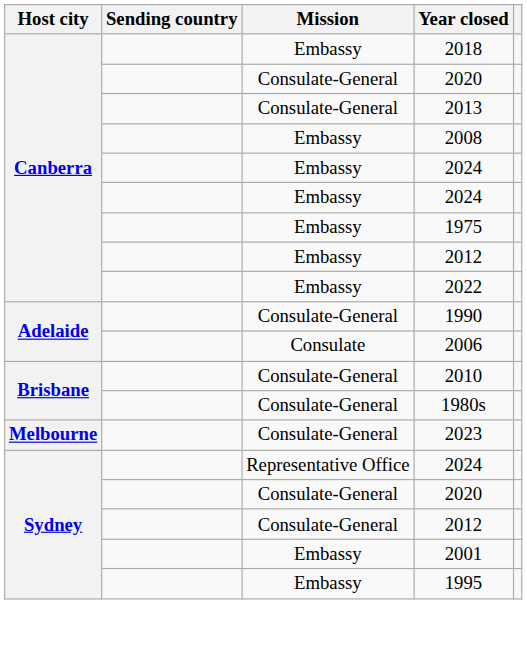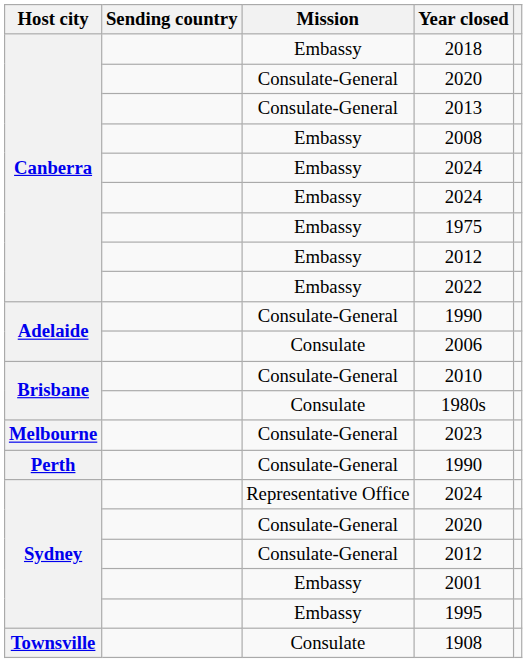(328, 405) Consulate-General -> (328, 405) Consulate
+ row: (53, 464)
+ row: (53, 642)
